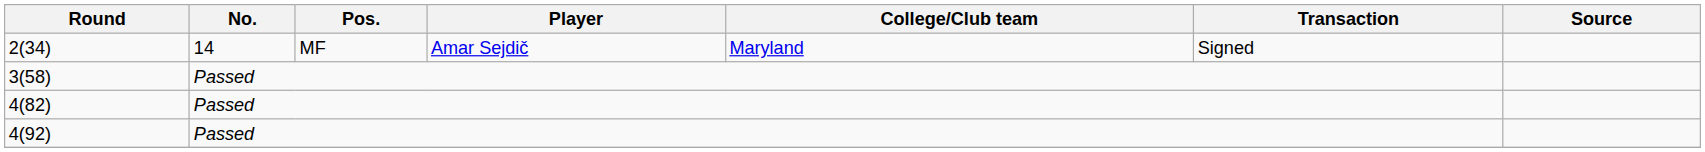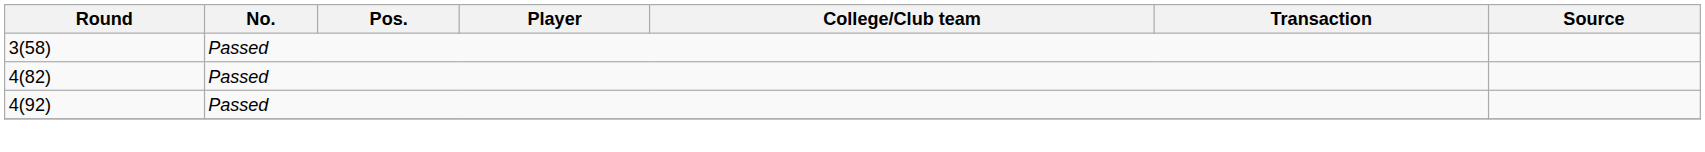- row: (30, 48)
